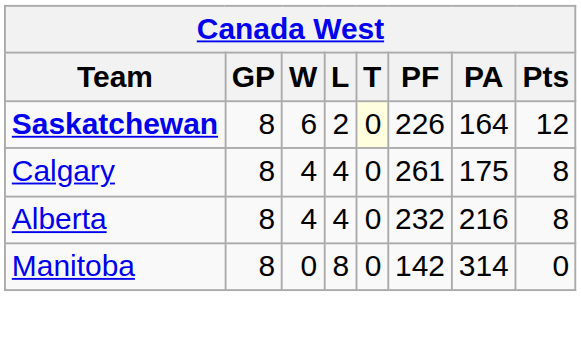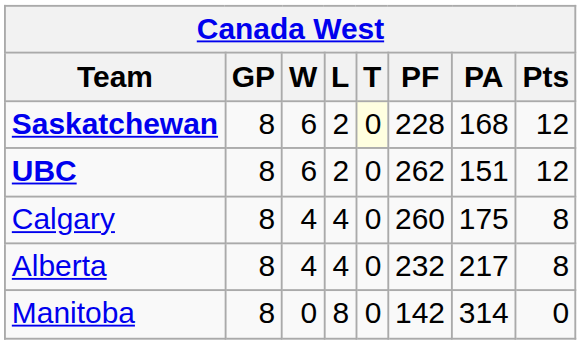(420, 124) 226 -> (420, 124) 228
(484, 124) 164 -> (484, 124) 168
+ row: (44, 171)
(420, 171) 261 -> (420, 218) 260
(484, 218) 216 -> (484, 266) 217
